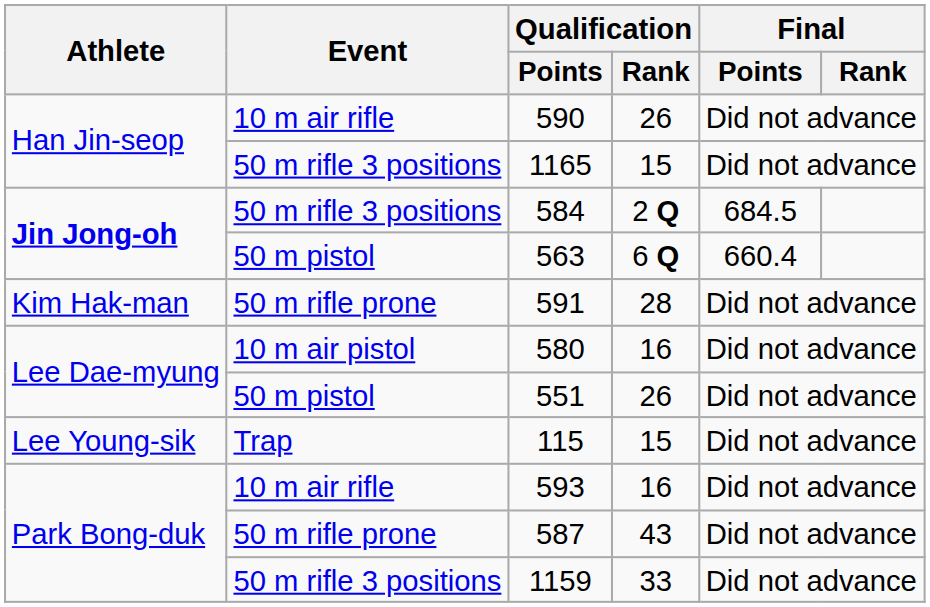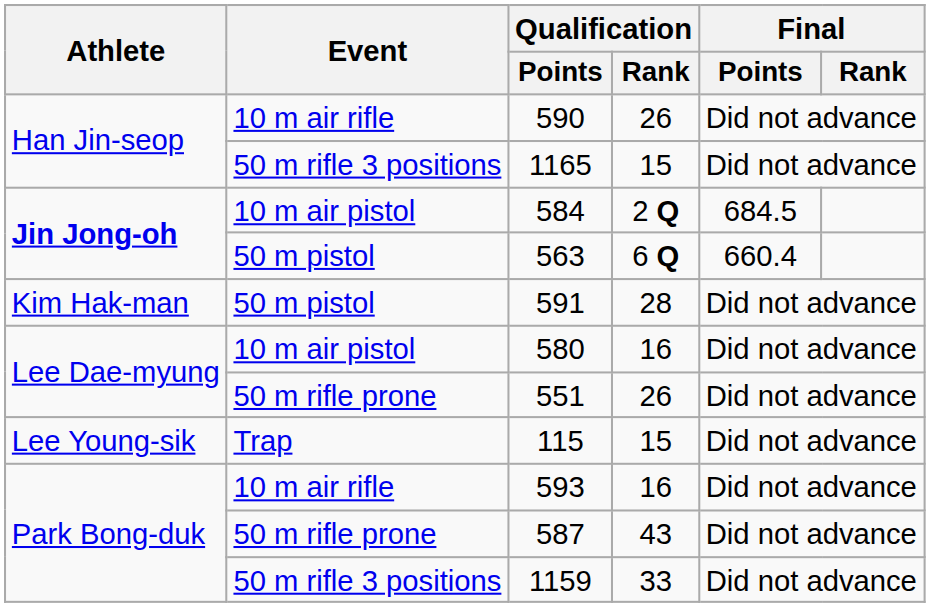(367, 211) 50 m rifle 3 positions -> (324, 211) 10 m air pistol
(335, 303) 50 m rifle prone -> (304, 303) 50 m pistol
(304, 395) 50 m pistol -> (335, 395) 50 m rifle prone
